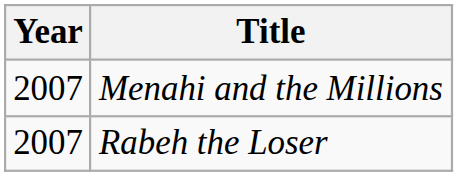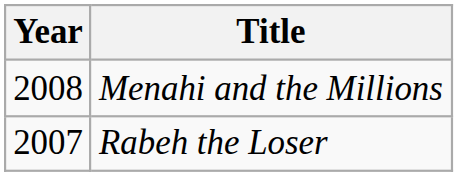(48, 87) 2007 -> (48, 87) 2008
